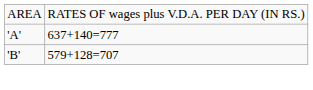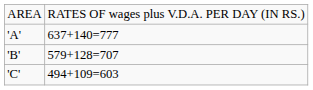+ row: (14, 74)
